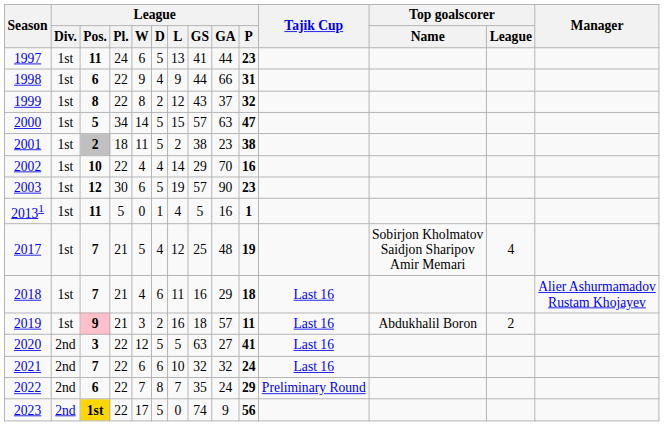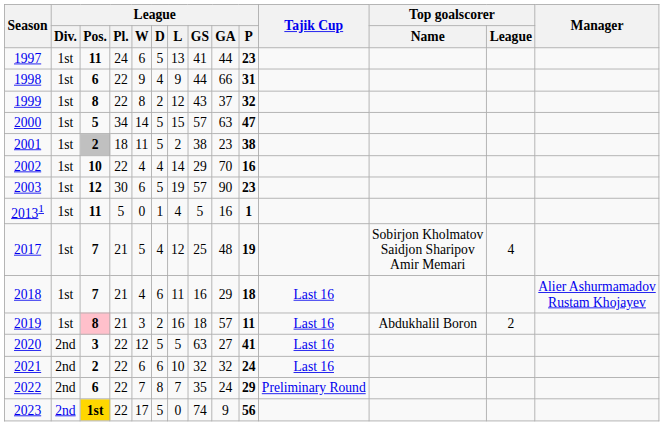(95, 323) 9 -> (95, 323) 8
(95, 366) 7 -> (95, 366) 2
